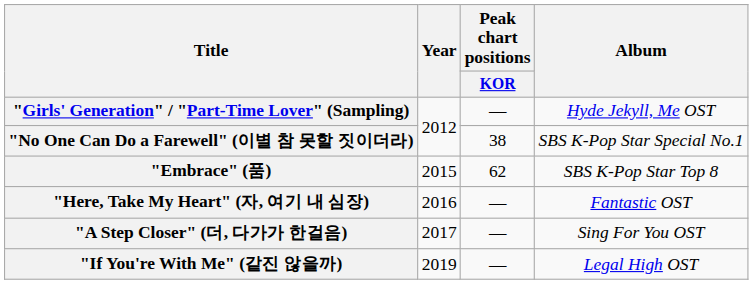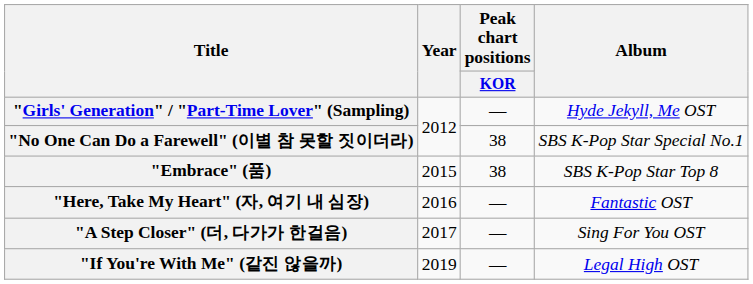(498, 171) 62 -> (498, 171) 38
